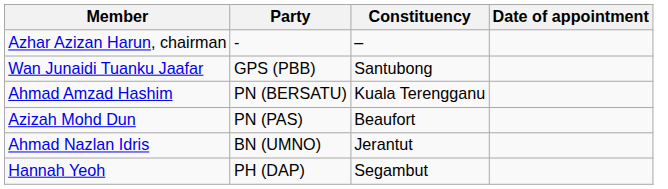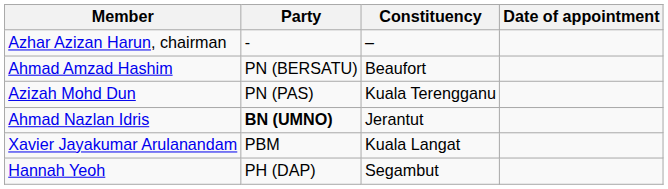- row: (106, 68)
(420, 94) Kuala Terengganu -> (396, 68) Beaufort
(385, 119) Beaufort -> (430, 94) Kuala Terengganu
(277, 145) normal -> (289, 119) bold
+ row: (123, 145)
